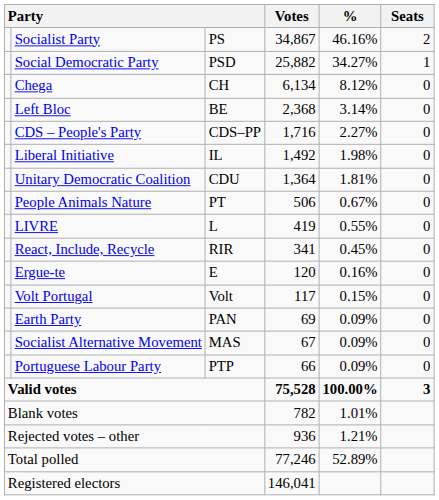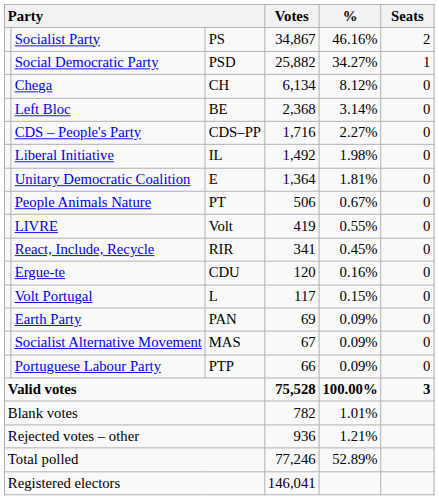(224, 179) CDU -> (213, 179) E
(213, 226) L -> (221, 226) Volt
(213, 272) E -> (224, 272) CDU
(221, 296) Volt -> (213, 296) L
